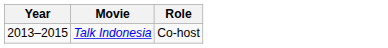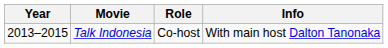+ column: (293, 14)
